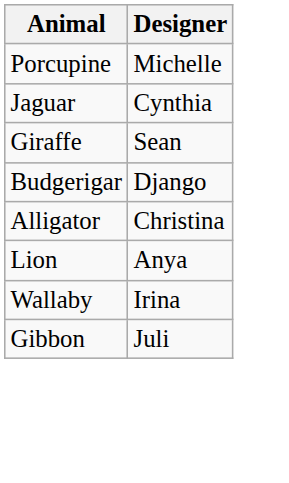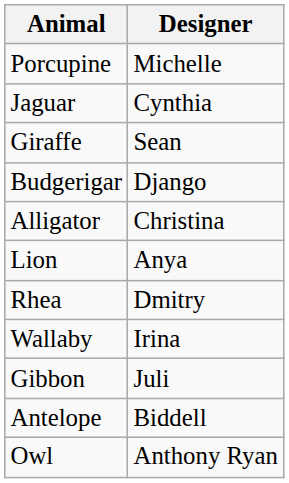+ row: (36, 299)
+ row: (56, 417)
+ row: (32, 456)
